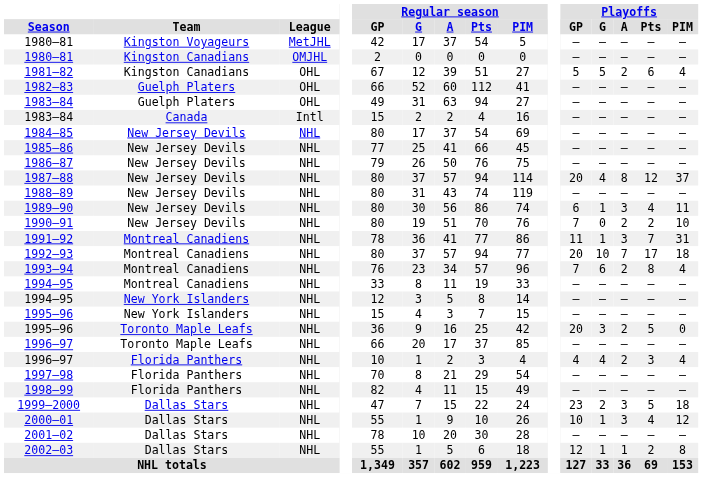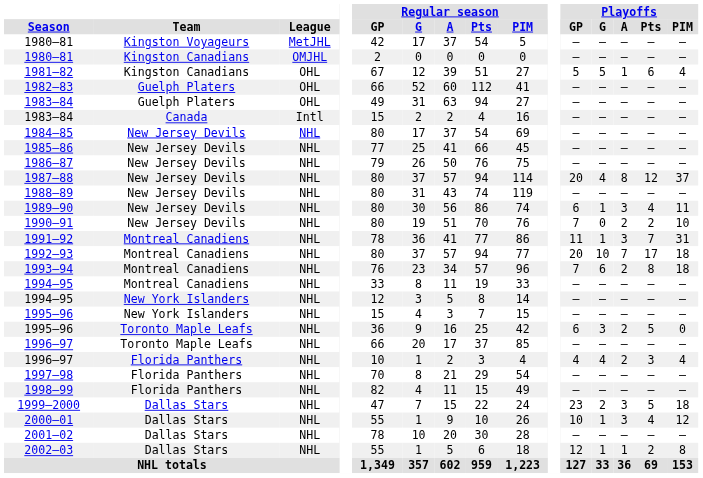(624, 72) 2 -> (624, 72) 1
(682, 269) 4 -> (682, 269) 18
(576, 329) 20 -> (576, 329) 6
